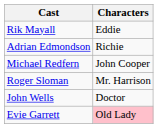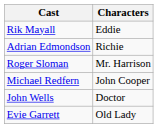rows swapped: (38, 81) <-> (43, 64)
(116, 115) pink background -> (116, 115) no background
